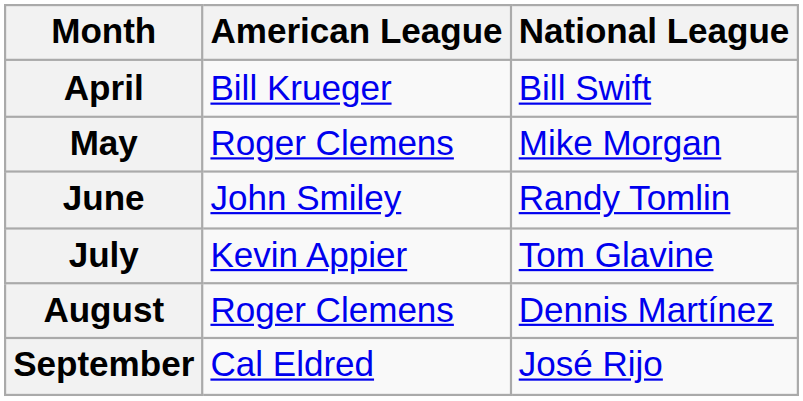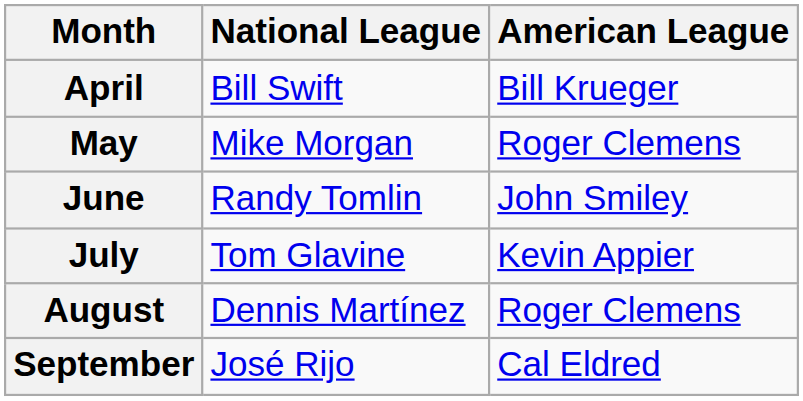columns swapped: (357, 32) <-> (654, 32)
